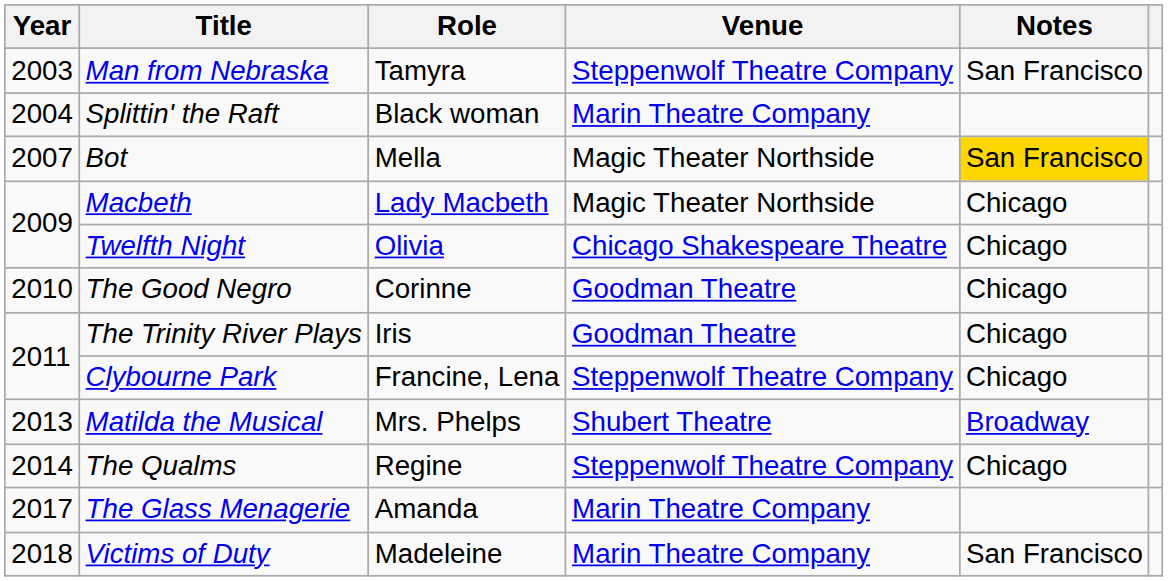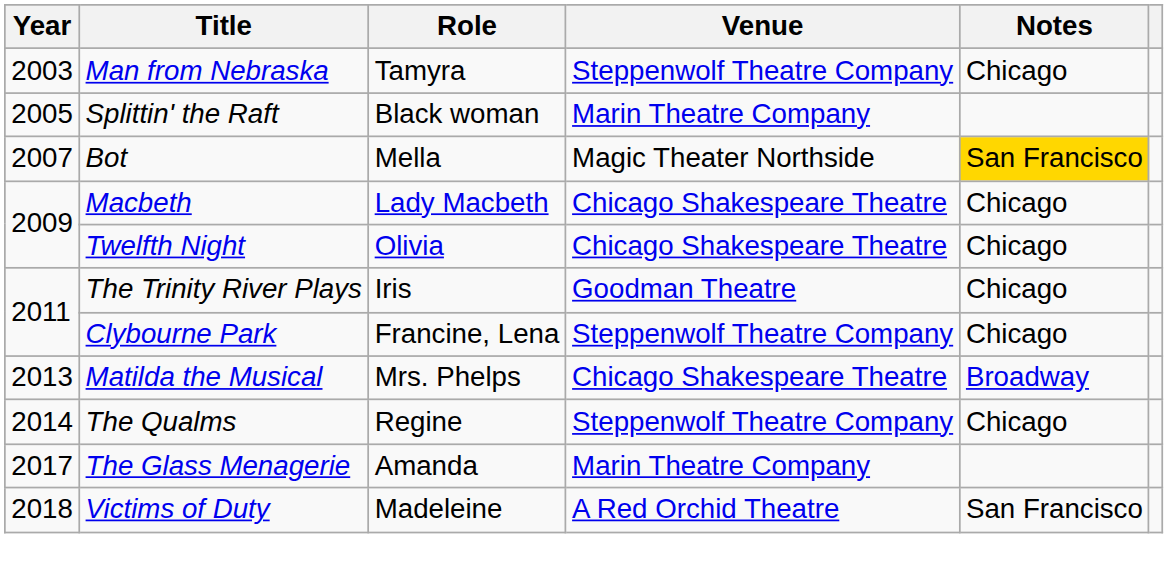(1054, 70) San Francisco -> (1017, 70) Chicago
(42, 114) 2004 -> (42, 114) 2005
(723, 202) Magic Theater Northside -> (760, 202) Chicago Shakespeare Theatre
- row: (189, 289)
(672, 421) Shubert Theatre -> (760, 377) Chicago Shakespeare Theatre
(721, 553) Marin Theatre Company -> (706, 509) A Red Orchid Theatre
